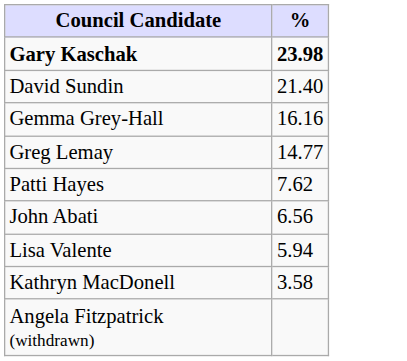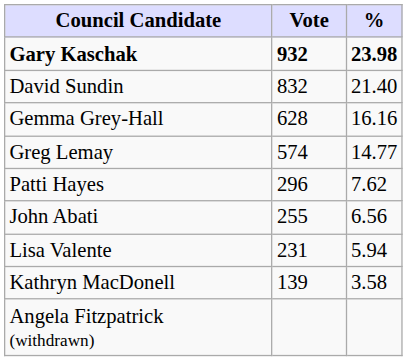+ column: (309, 20)
